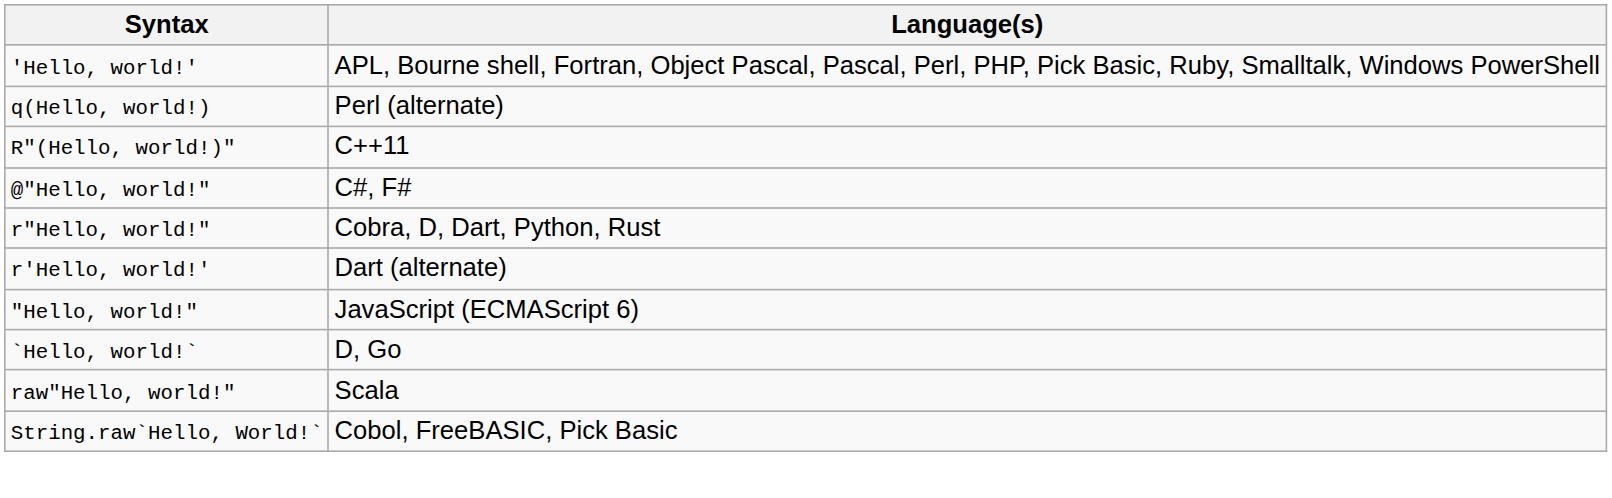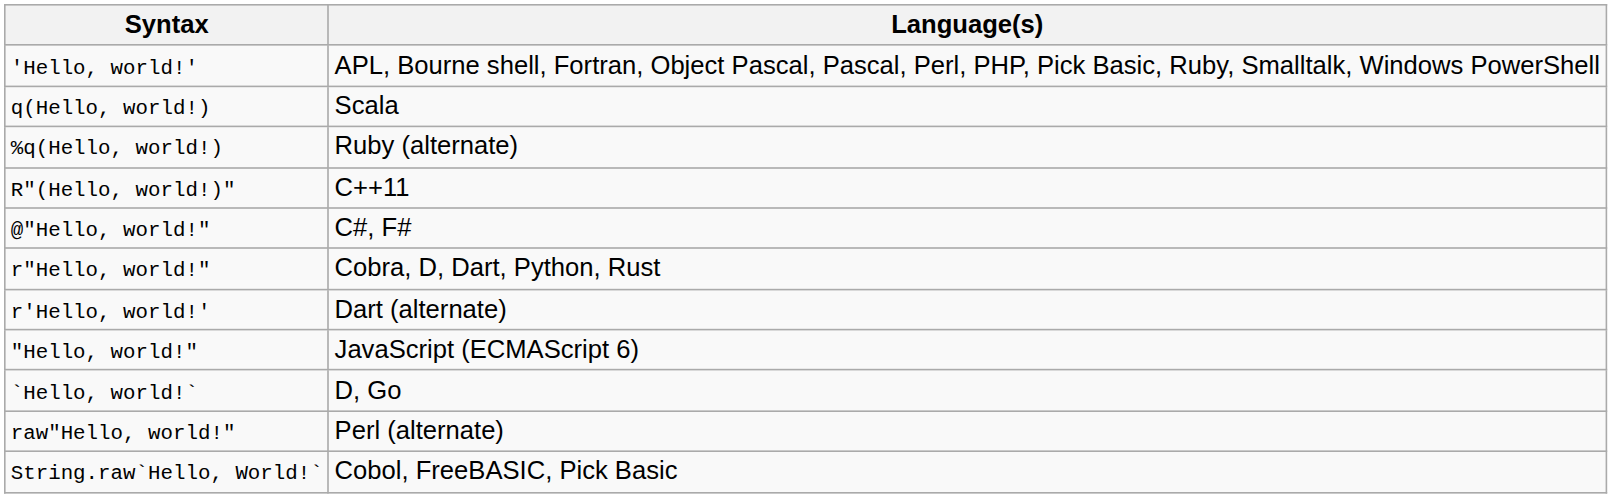(419, 106) Perl (alternate) -> (367, 106) Scala
+ row: (117, 149)
(367, 390) Scala -> (419, 430) Perl (alternate)
